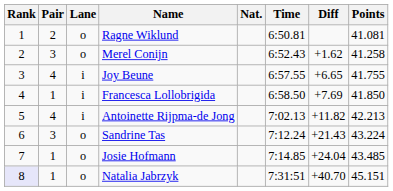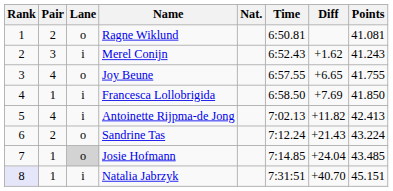(83, 55) o -> (83, 55) i
(368, 55) 41.258 -> (368, 55) 41.243
(83, 75) i -> (83, 75) o
(368, 115) 42.213 -> (368, 115) 42.413
(53, 136) 3 -> (53, 136) 2
(83, 156) no background -> (83, 156) lightgrey background
(83, 176) o -> (83, 176) i
